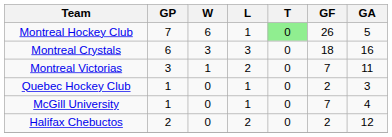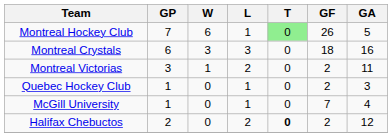(327, 68) 7 -> (327, 68) 2
(287, 123) normal -> (287, 123) bold
